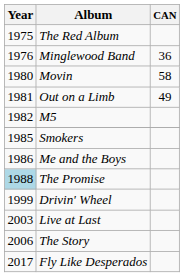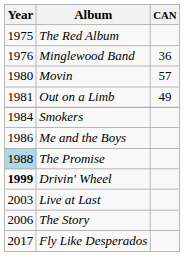(165, 76) 58 -> (165, 76) 57
- row: (48, 117)
(20, 138) 1985 -> (20, 117) 1984
(20, 199) normal -> (20, 179) bold
